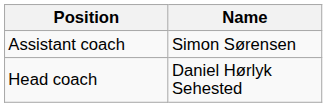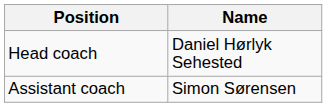rows swapped: (53, 79) <-> (67, 44)
